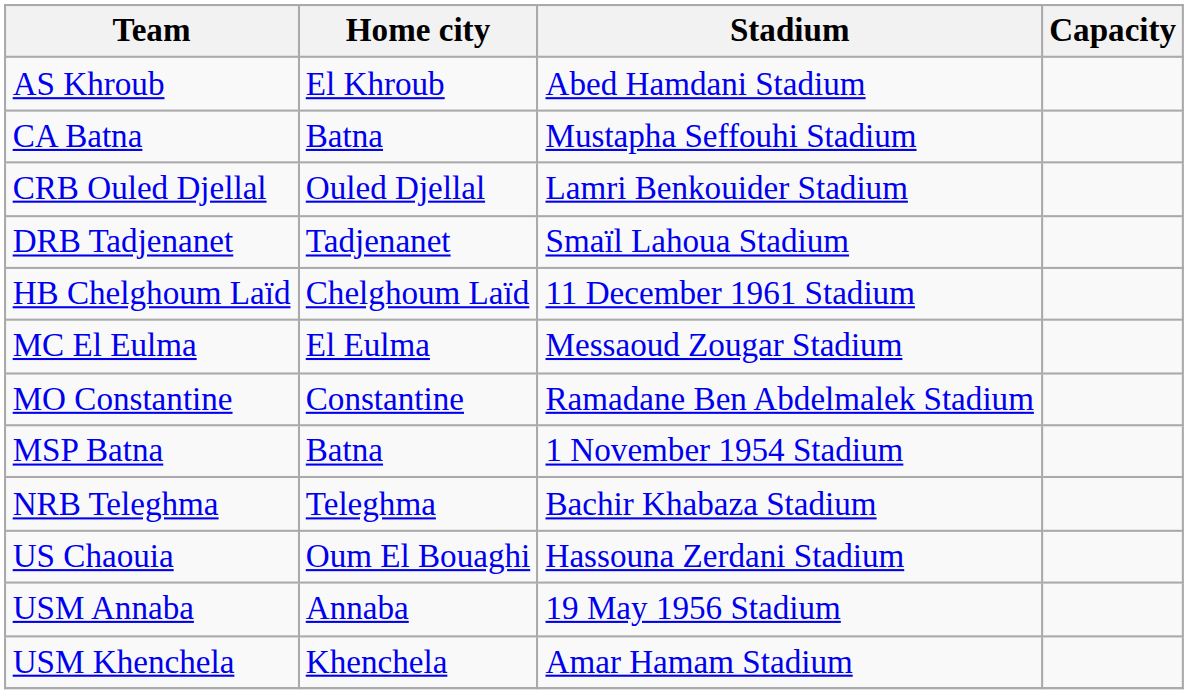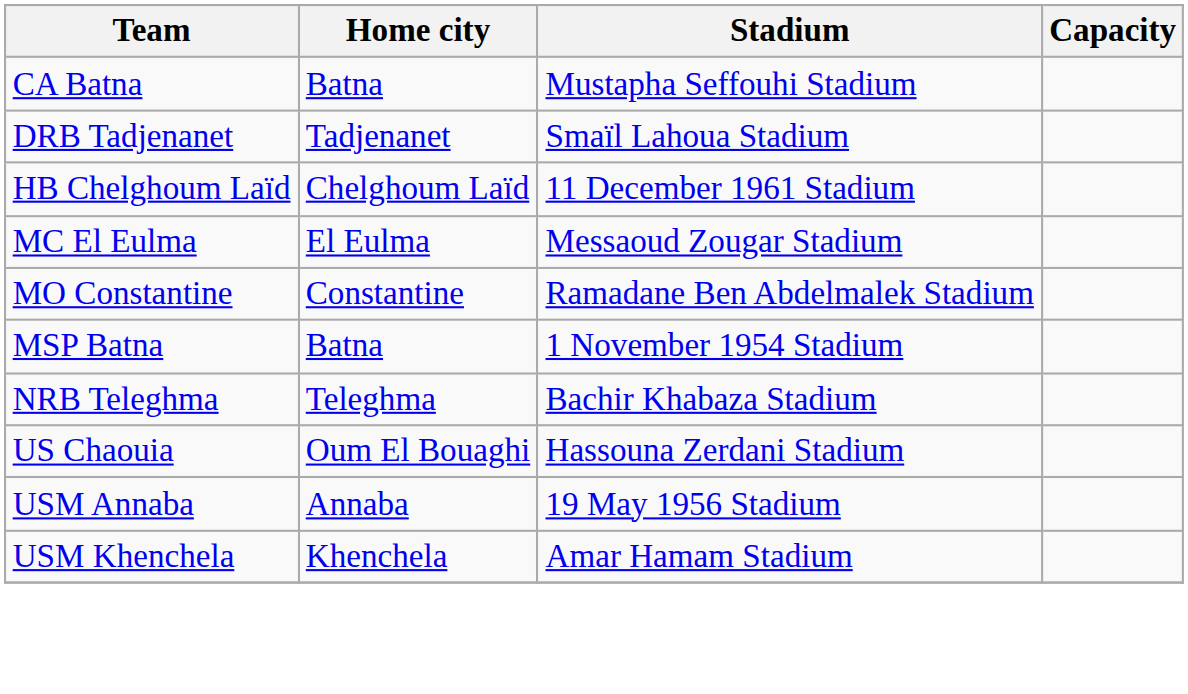- row: (89, 83)
- row: (140, 188)
